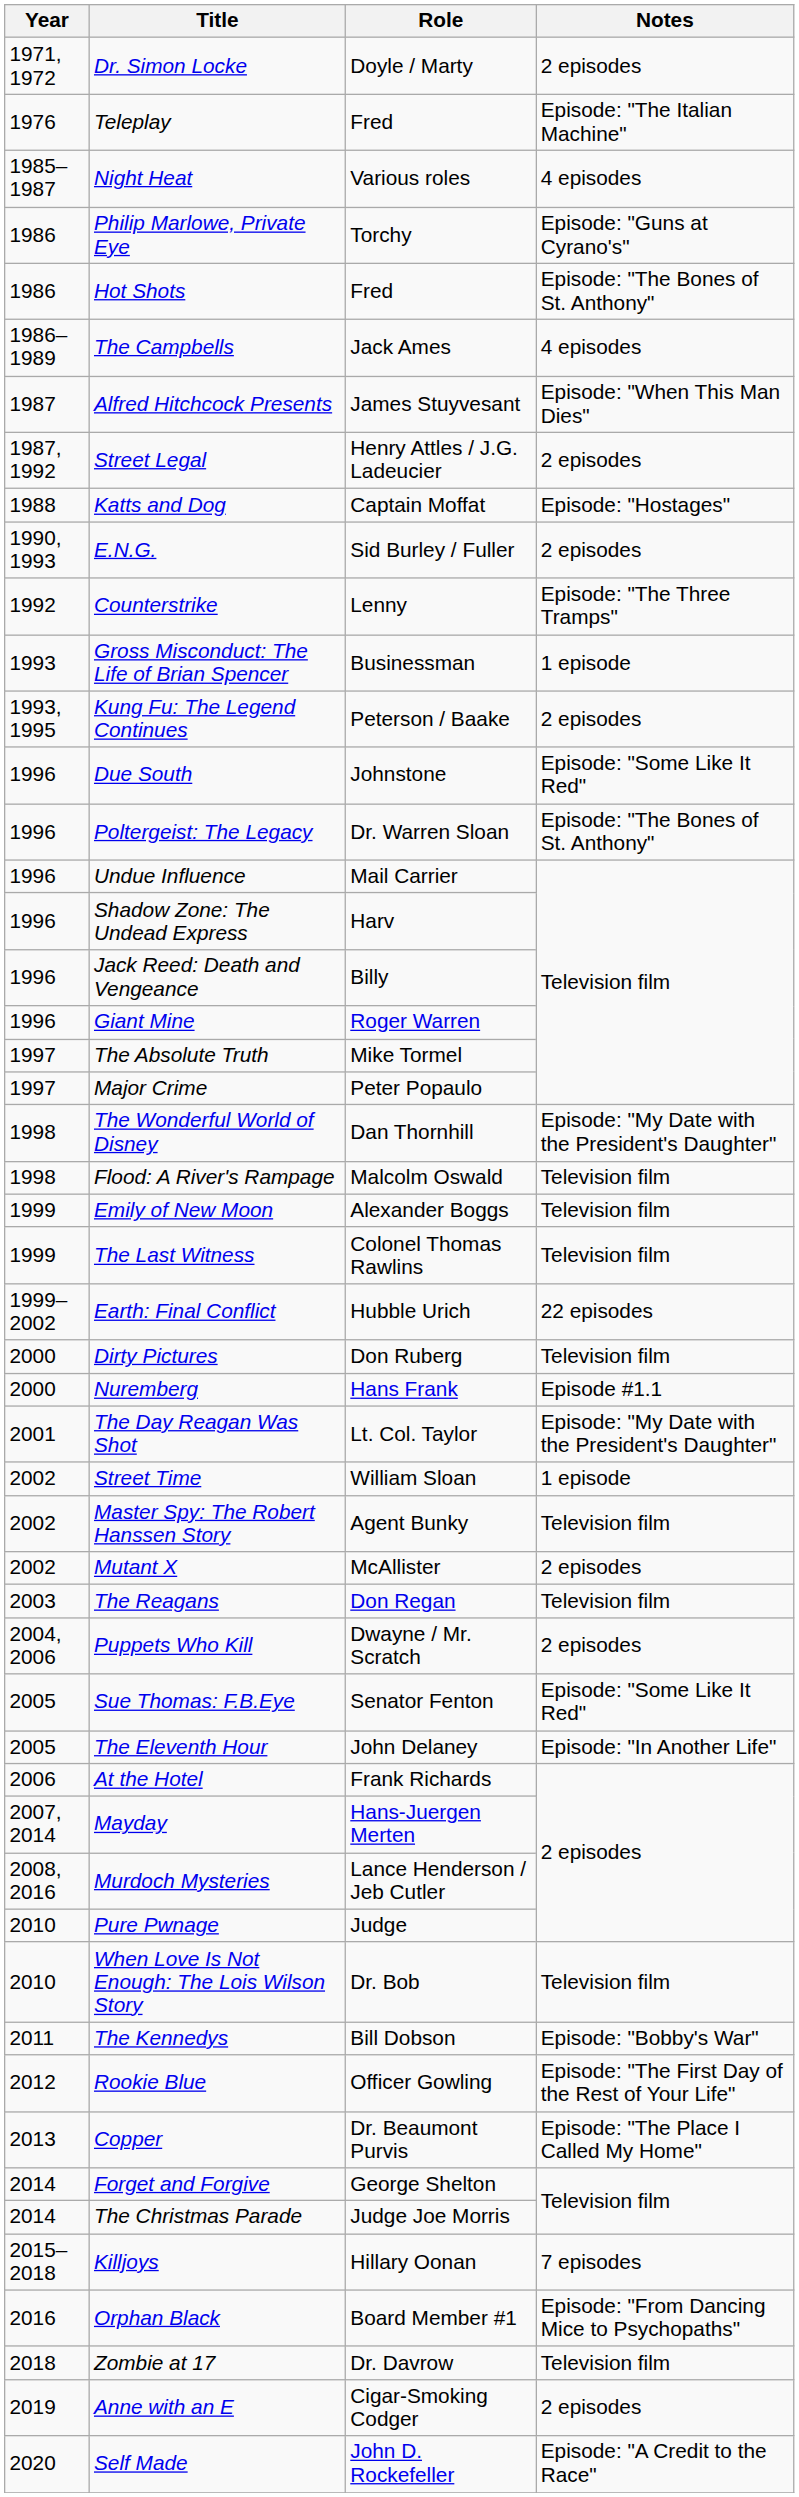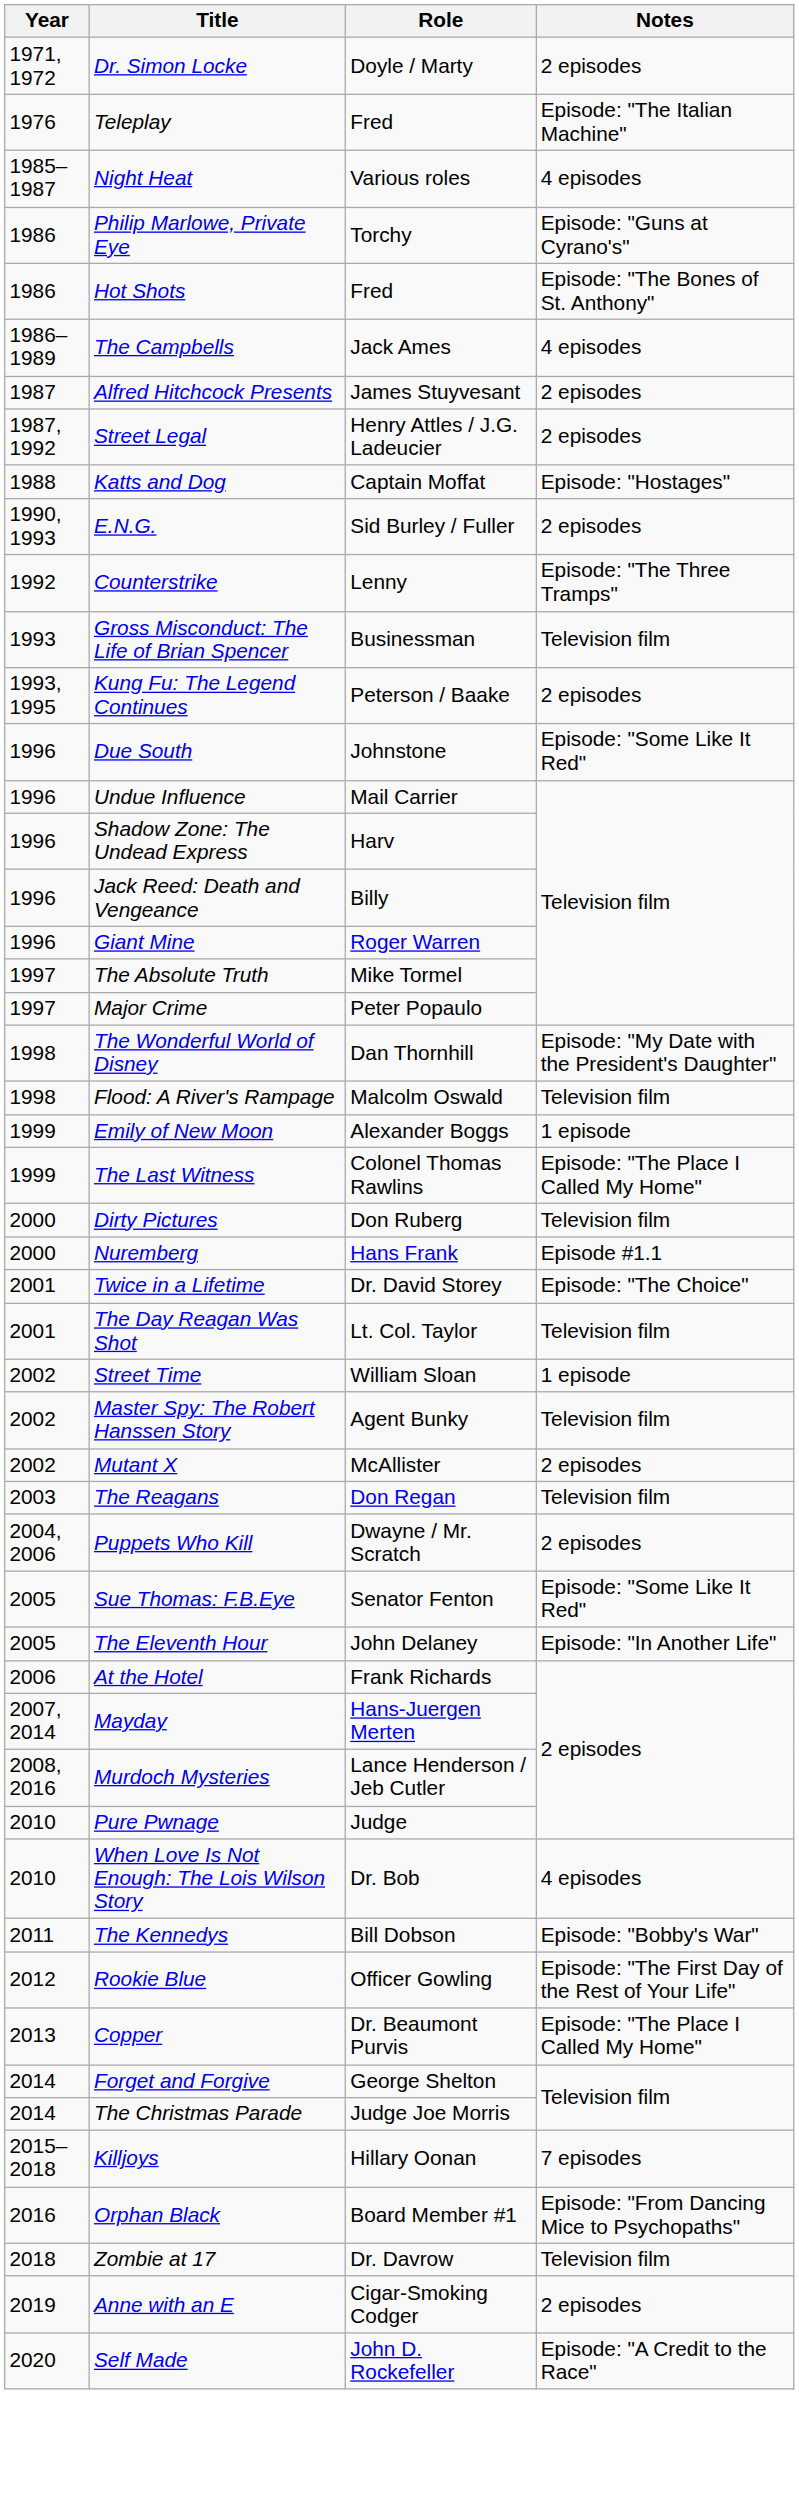(660, 404) Episode: "When This Man Dies" -> (591, 392) 2 episodes
(586, 662) 1 episode -> (605, 639) Television film
- row: (203, 831)
(605, 1210) Television film -> (586, 1130) 1 episode
(605, 1255) Television film -> (640, 1175) Episode: "The Place I Called My Home"
- row: (185, 1311)
+ row: (179, 1286)
(659, 1433) Episode: "My Date with the President's Daughter" -> (605, 1330) Television film
(605, 1981) Television film -> (591, 1878) 4 episodes
